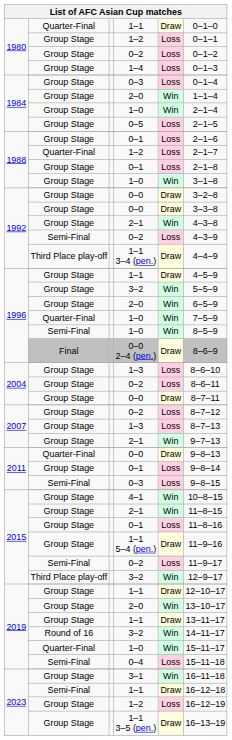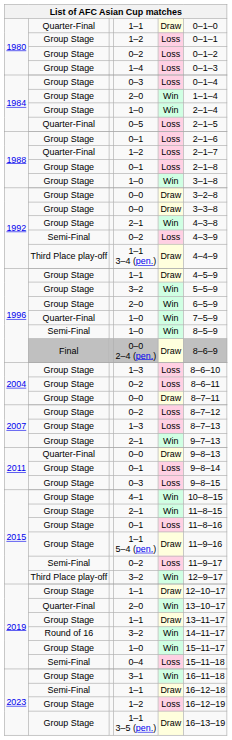(69, 125) Group Stage -> (69, 125) Quarter-Final
(69, 483) Semi-Final -> (69, 483) Group Stage
(69, 606) Group Stage -> (69, 606) Quarter-Final
(69, 648) Quarter-Final -> (69, 648) Group Stage
